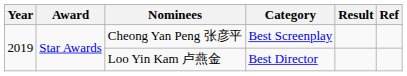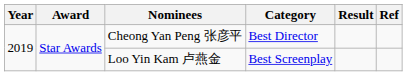(290, 36) Best Screenplay -> (283, 36) Best Director
(283, 59) Best Director -> (290, 59) Best Screenplay
